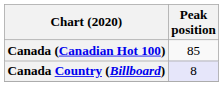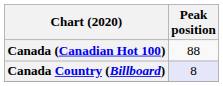(194, 50) 85 -> (194, 50) 88
